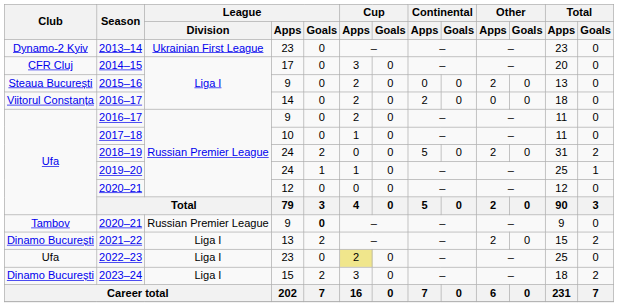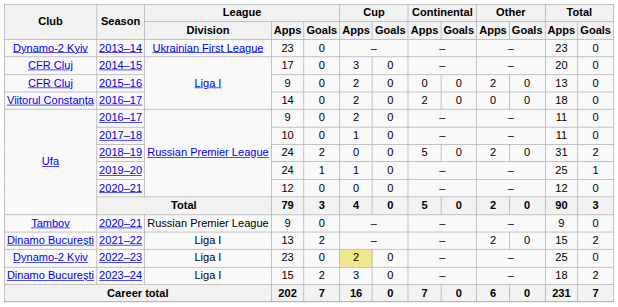(50, 83) Steaua București -> (50, 83) CFR Cluj
(322, 223) bold -> (322, 223) normal
(50, 258) Ufa -> (50, 258) Dynamo-2 Kyiv
